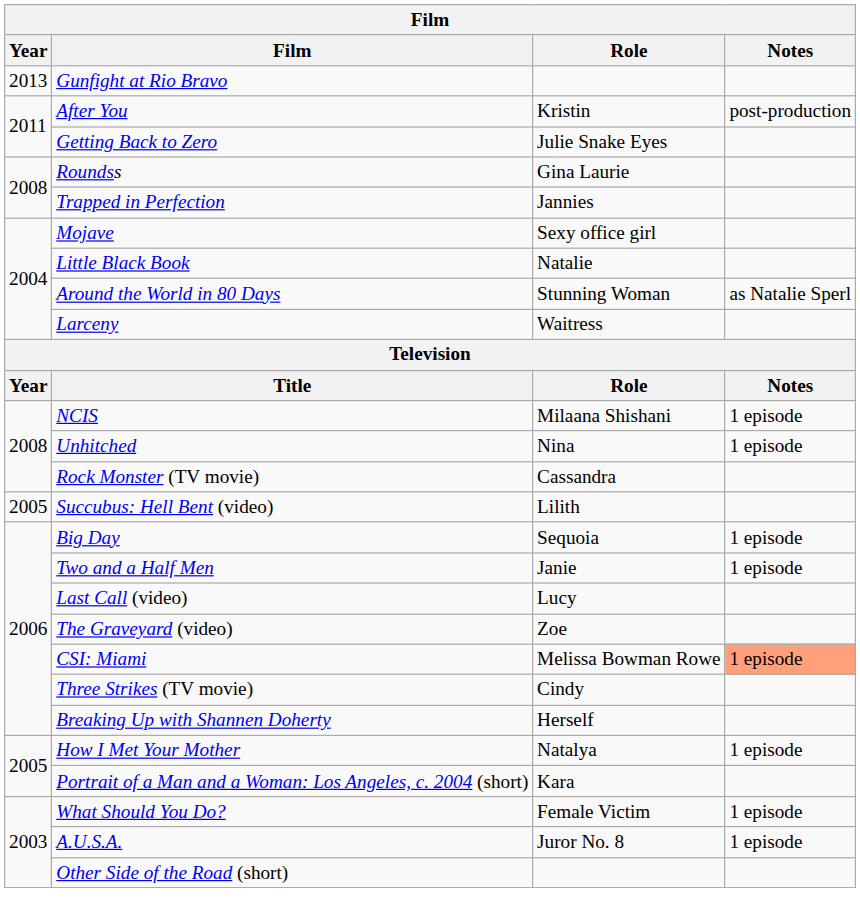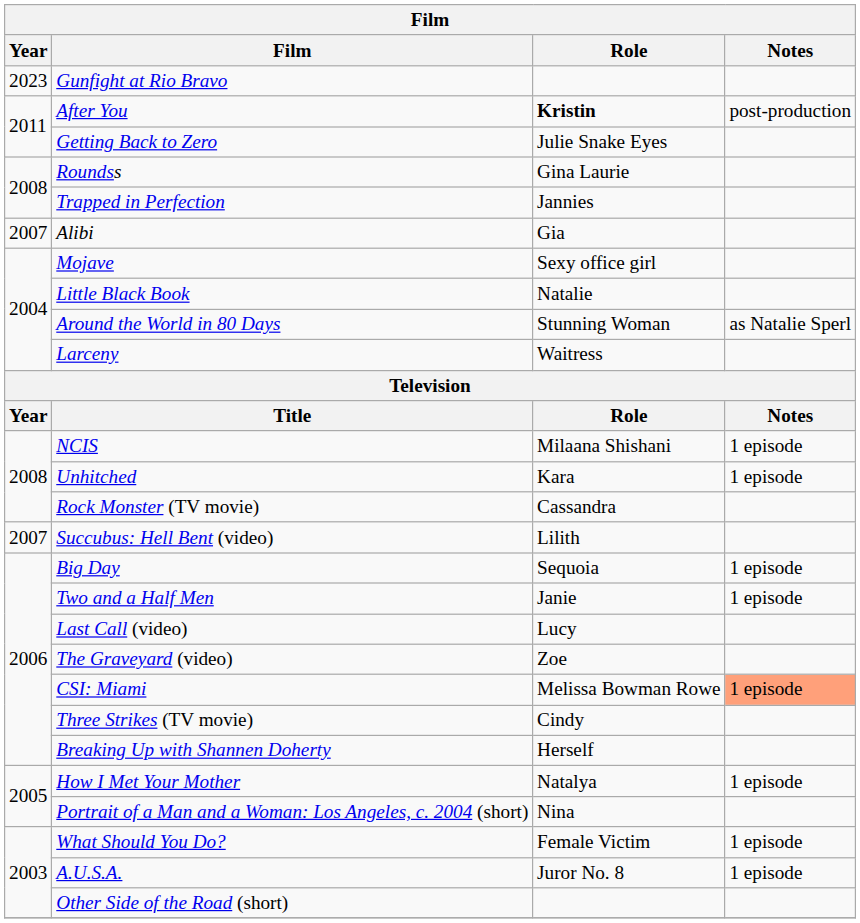(28, 80) 2013 -> (28, 80) 2023
(564, 111) normal -> (566, 111) bold
+ row: (75, 232)
(556, 446) Nina -> (556, 476) Kara
(28, 506) 2005 -> (28, 537) 2007
(556, 780) Kara -> (556, 811) Nina
